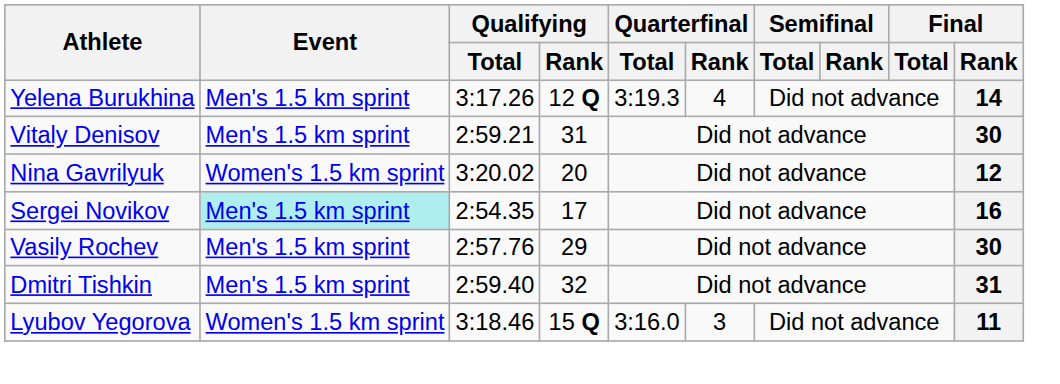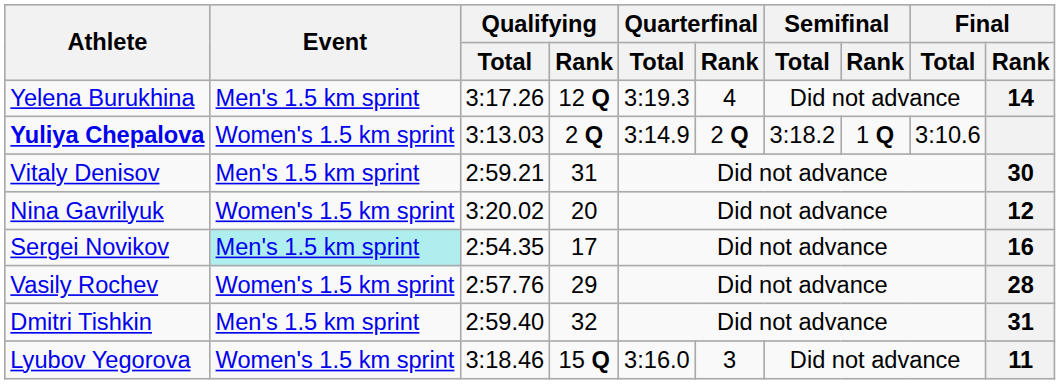+ row: (107, 136)
(308, 248) Men's 1.5 km sprint -> (335, 285) Women's 1.5 km sprint
(989, 248) 30 -> (1021, 285) 28
